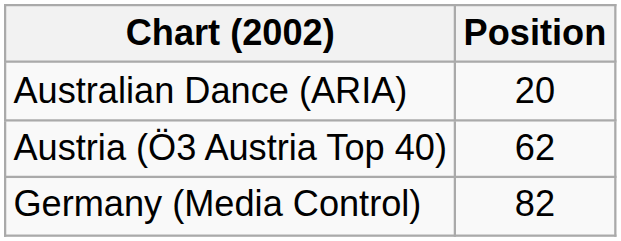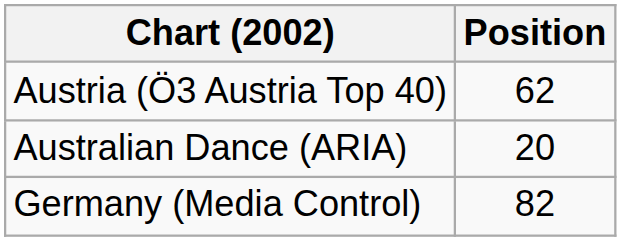rows swapped: (210, 90) <-> (230, 147)
